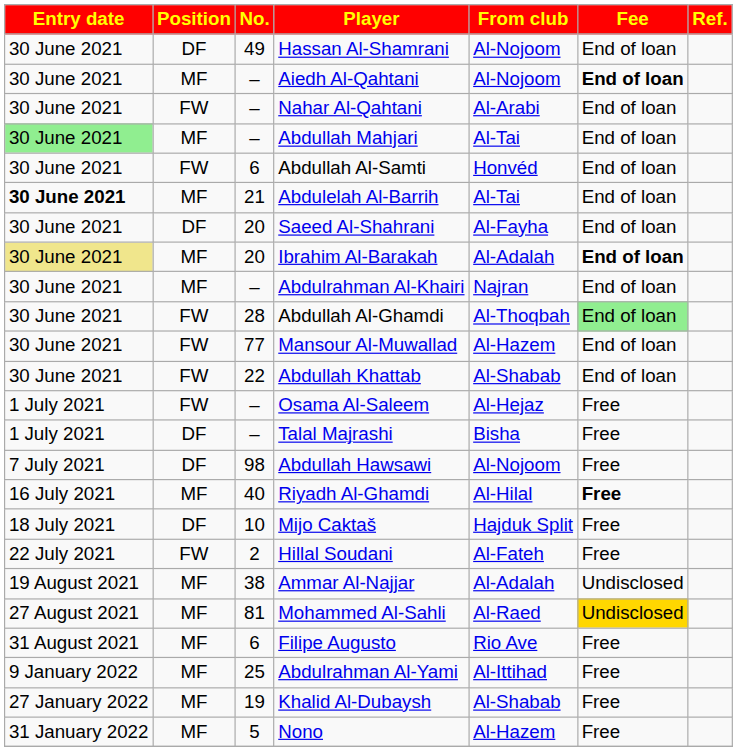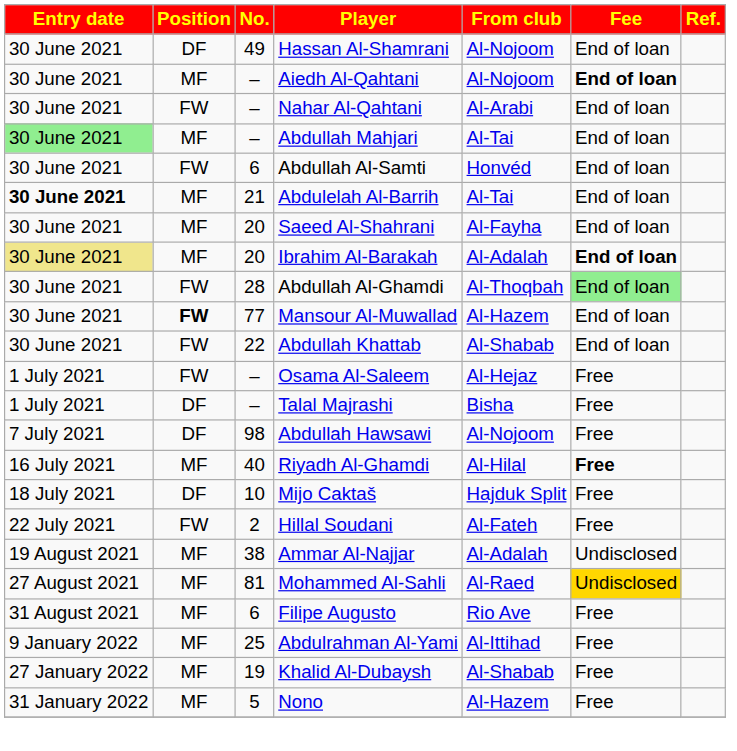(194, 227) DF -> (194, 227) MF
- row: (371, 286)
(194, 345) normal -> (194, 316) bold
